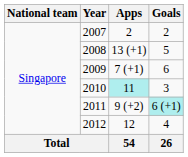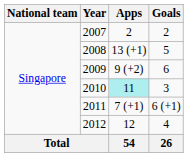(129, 69) 7 (+1) -> (129, 69) 9 (+2)
(129, 106) 9 (+2) -> (129, 106) 7 (+1)
(166, 106) paleturquoise background -> (166, 106) no background
